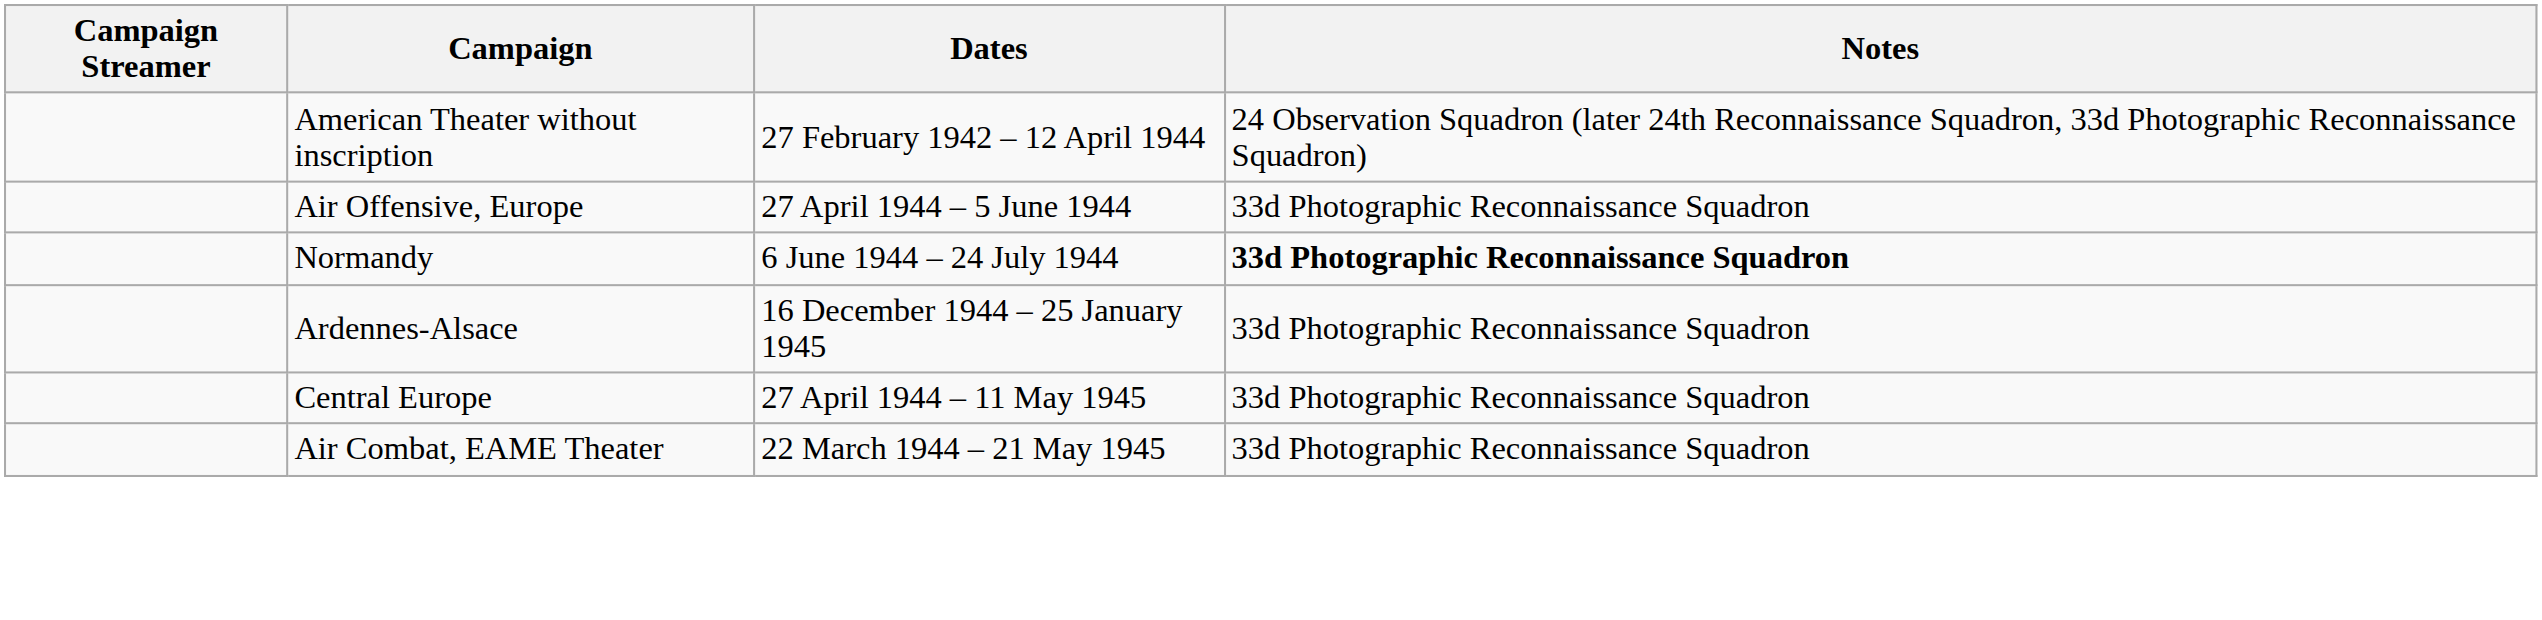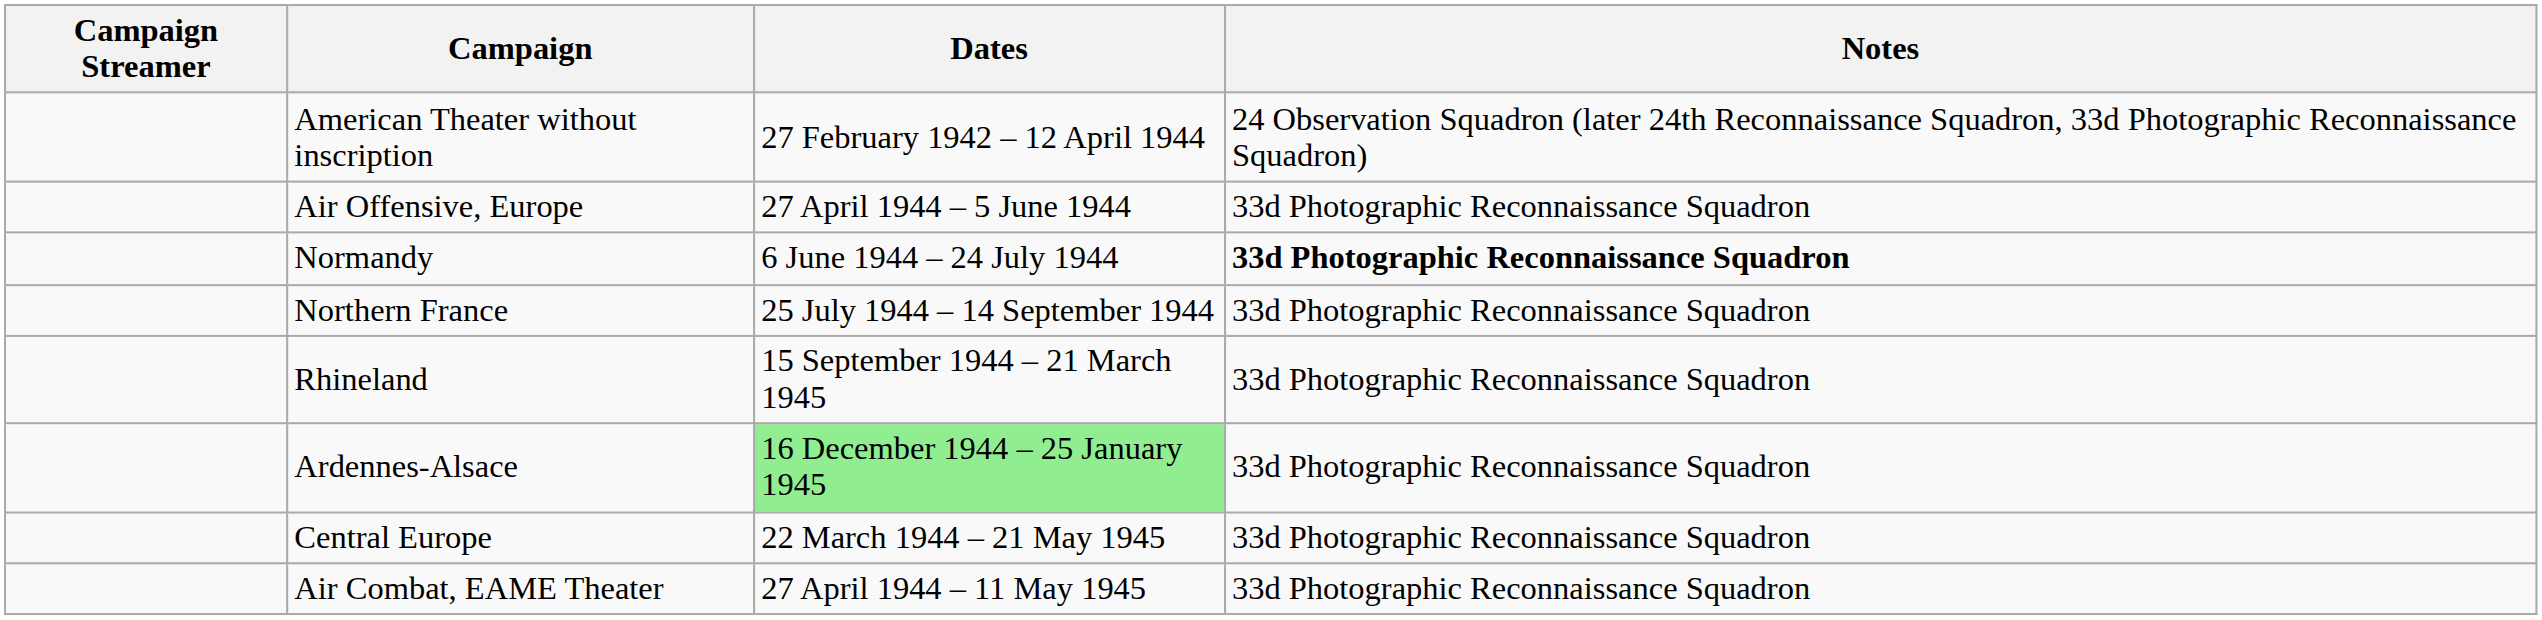+ row: (401, 309)
+ row: (361, 379)
(972, 327) no background -> (972, 467) lightgreen background
(954, 397) 27 April 1944 – 11 May 1945 -> (963, 536) 22 March 1944 – 21 May 1945
(963, 448) 22 March 1944 – 21 May 1945 -> (954, 588) 27 April 1944 – 11 May 1945
